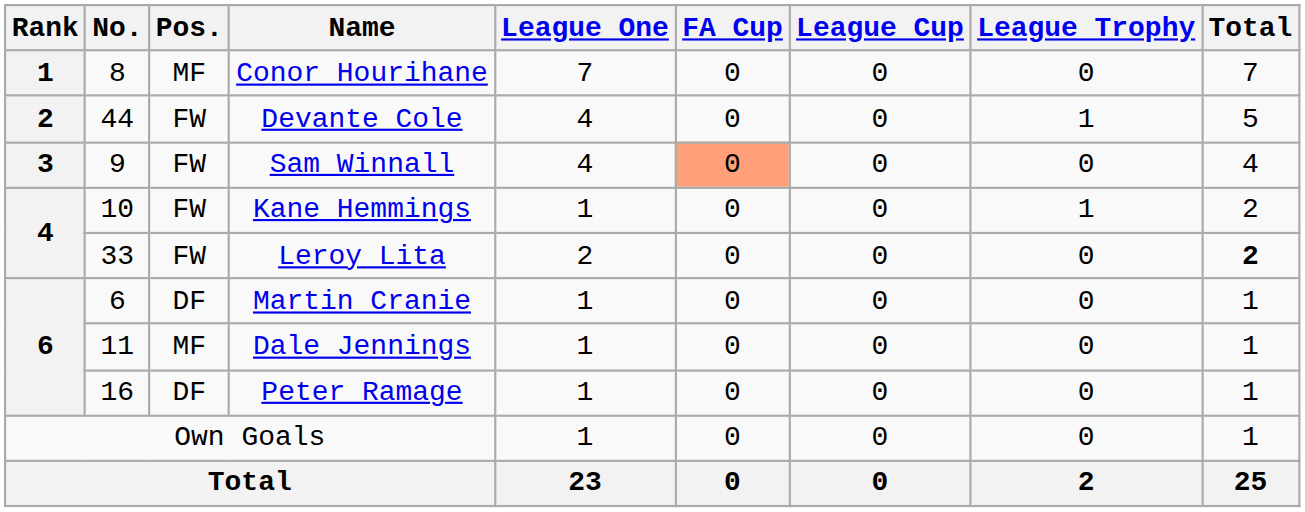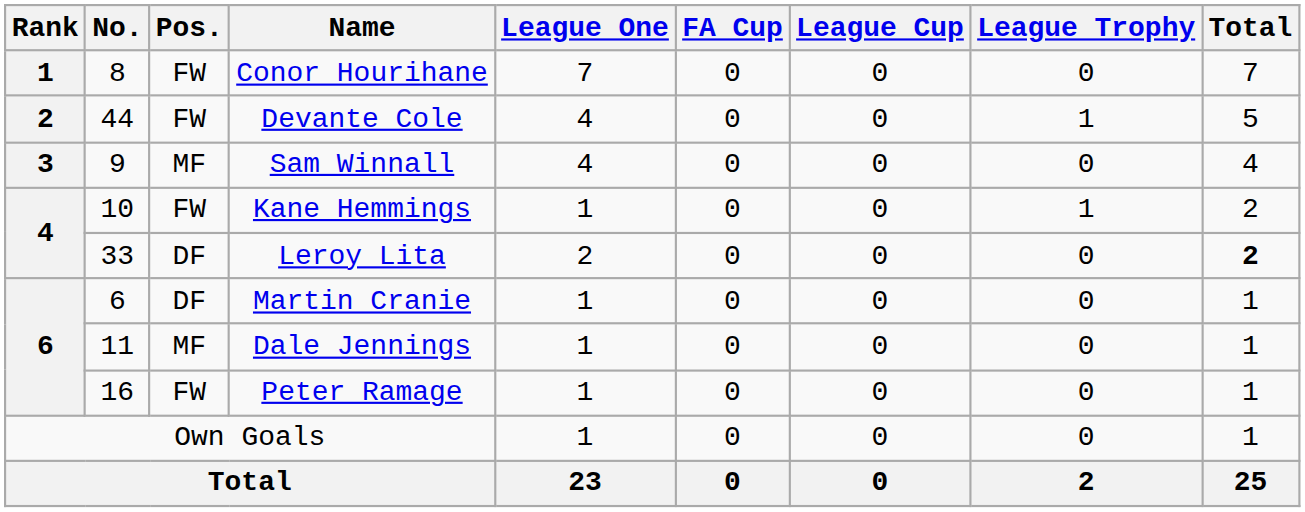(189, 73) MF -> (189, 73) FW
(189, 165) FW -> (189, 165) MF
(732, 165) lightsalmon background -> (732, 165) no background
(189, 256) FW -> (189, 256) DF
(189, 392) DF -> (189, 392) FW
